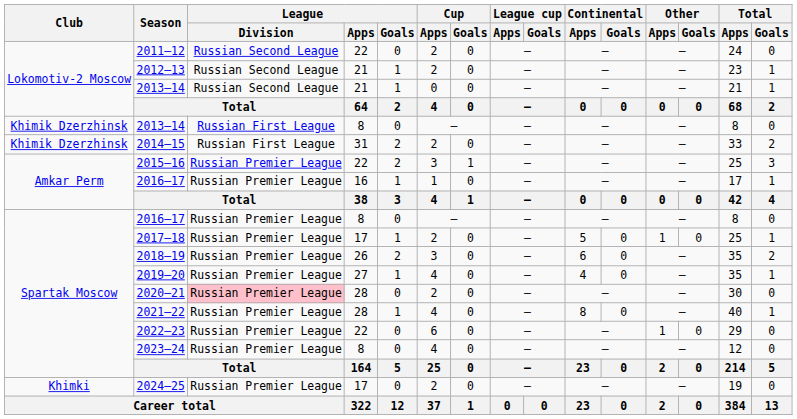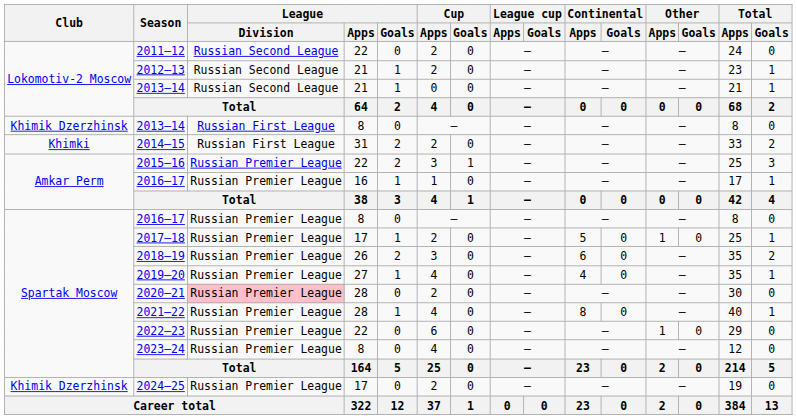(69, 144) Khimik Dzerzhinsk -> (69, 144) Khimki
(69, 387) Khimki -> (69, 387) Khimik Dzerzhinsk
